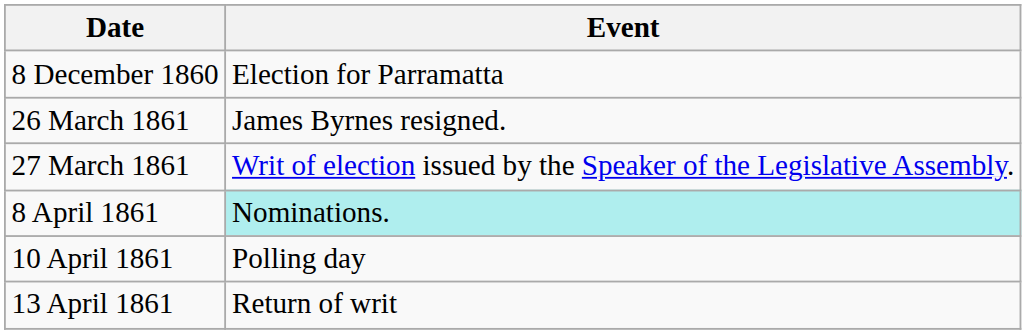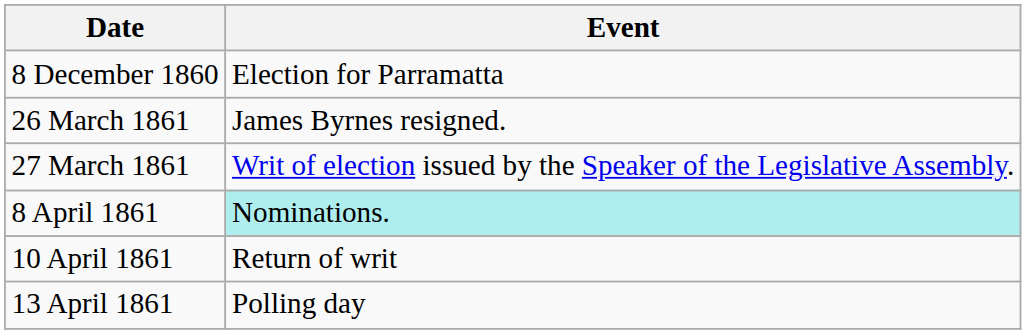(299, 258) Polling day -> (315, 258) Return of writ
(315, 304) Return of writ -> (299, 304) Polling day
